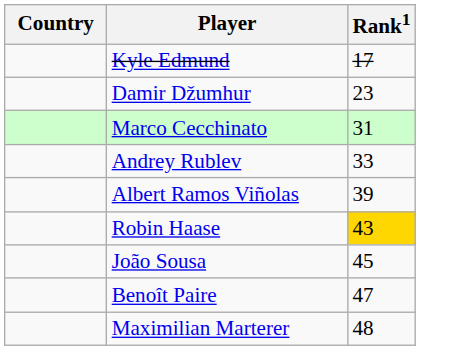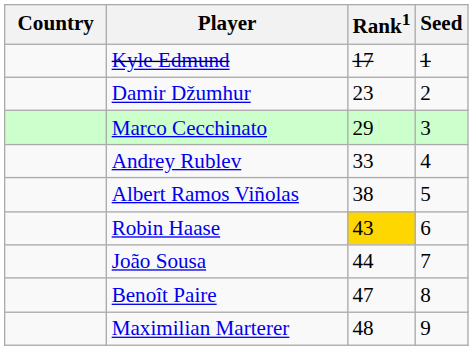+ column: (441, 24)
(363, 127) 31 -> (363, 127) 29
(363, 194) 39 -> (363, 194) 38
(363, 261) 45 -> (363, 261) 44
